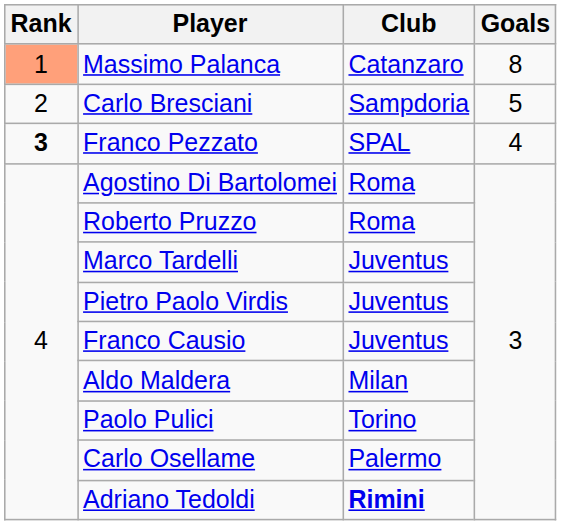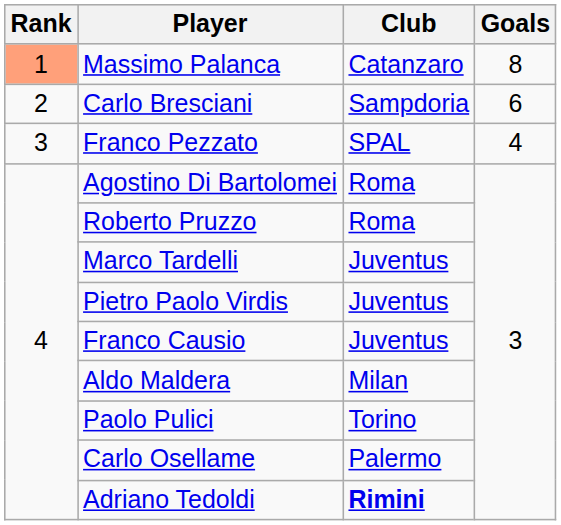(515, 103) 5 -> (515, 103) 6
(41, 143) bold -> (41, 143) normal
